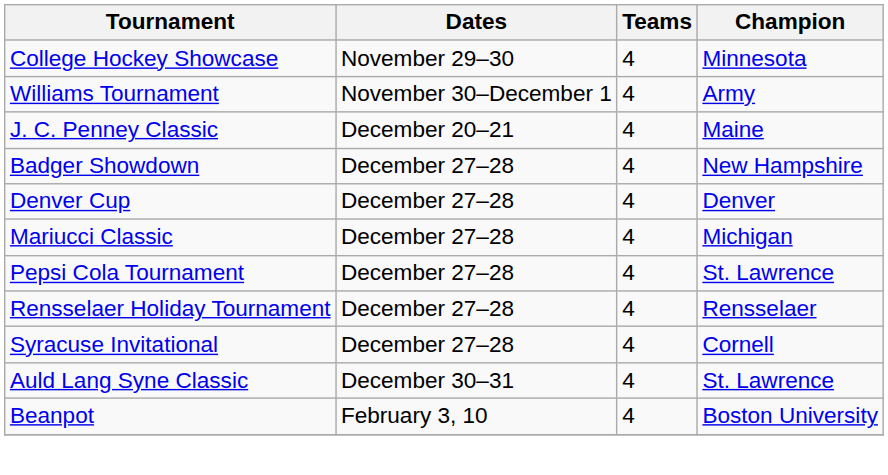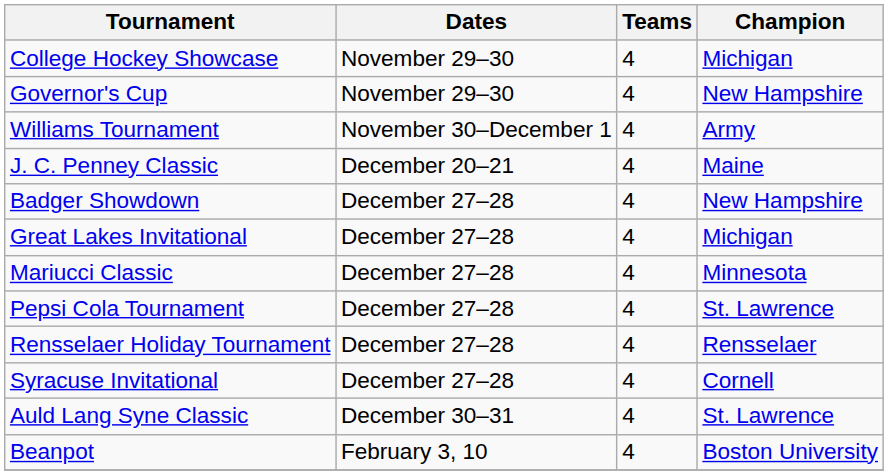(754, 58) Minnesota -> (748, 58) Michigan
+ row: (89, 93)
- row: (70, 201)
+ row: (128, 237)
(748, 237) Michigan -> (754, 272) Minnesota
